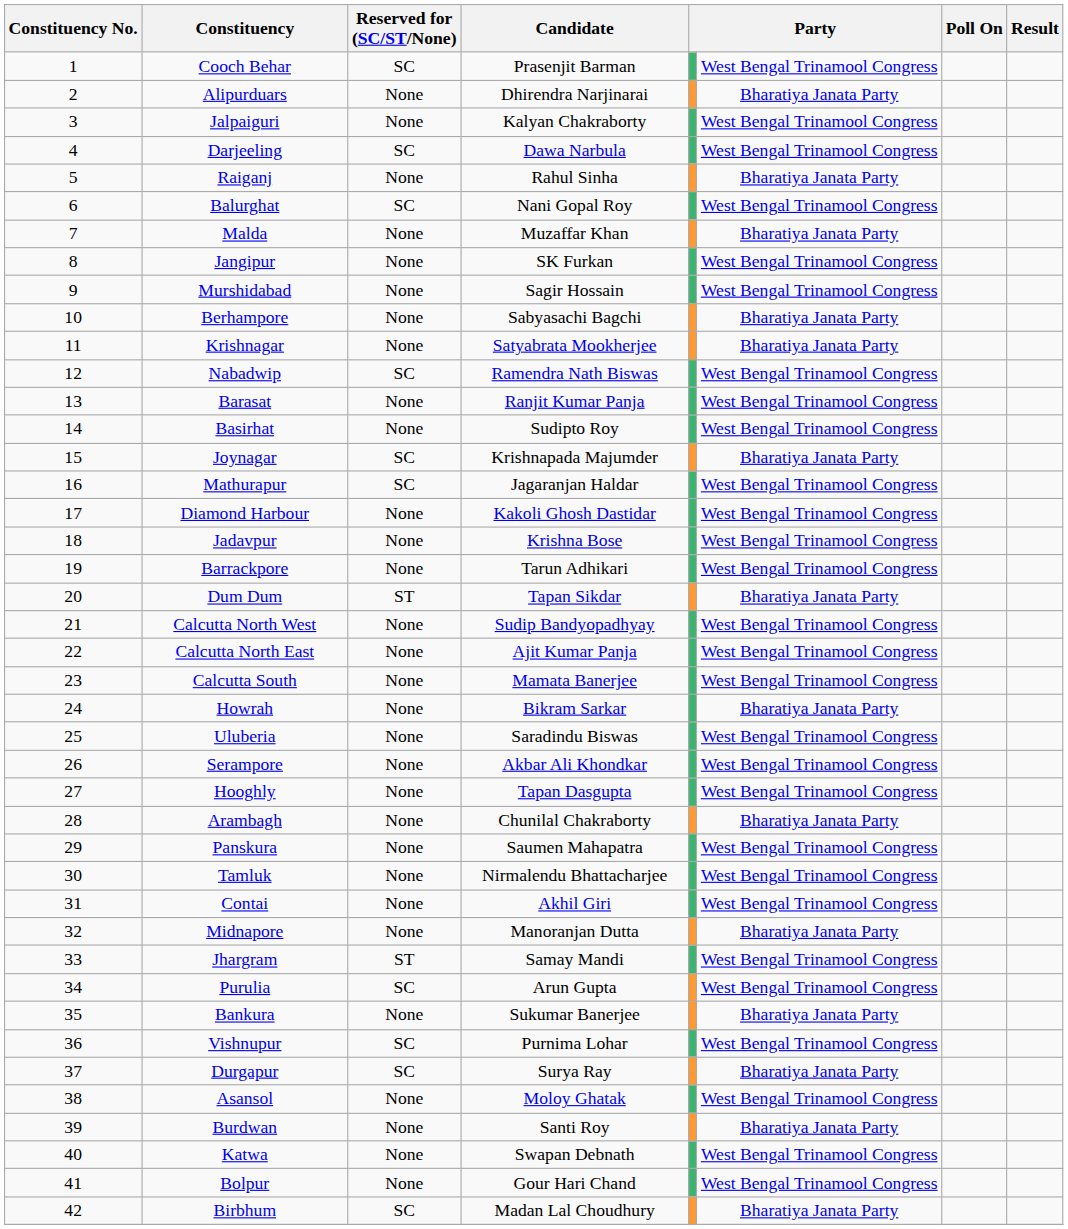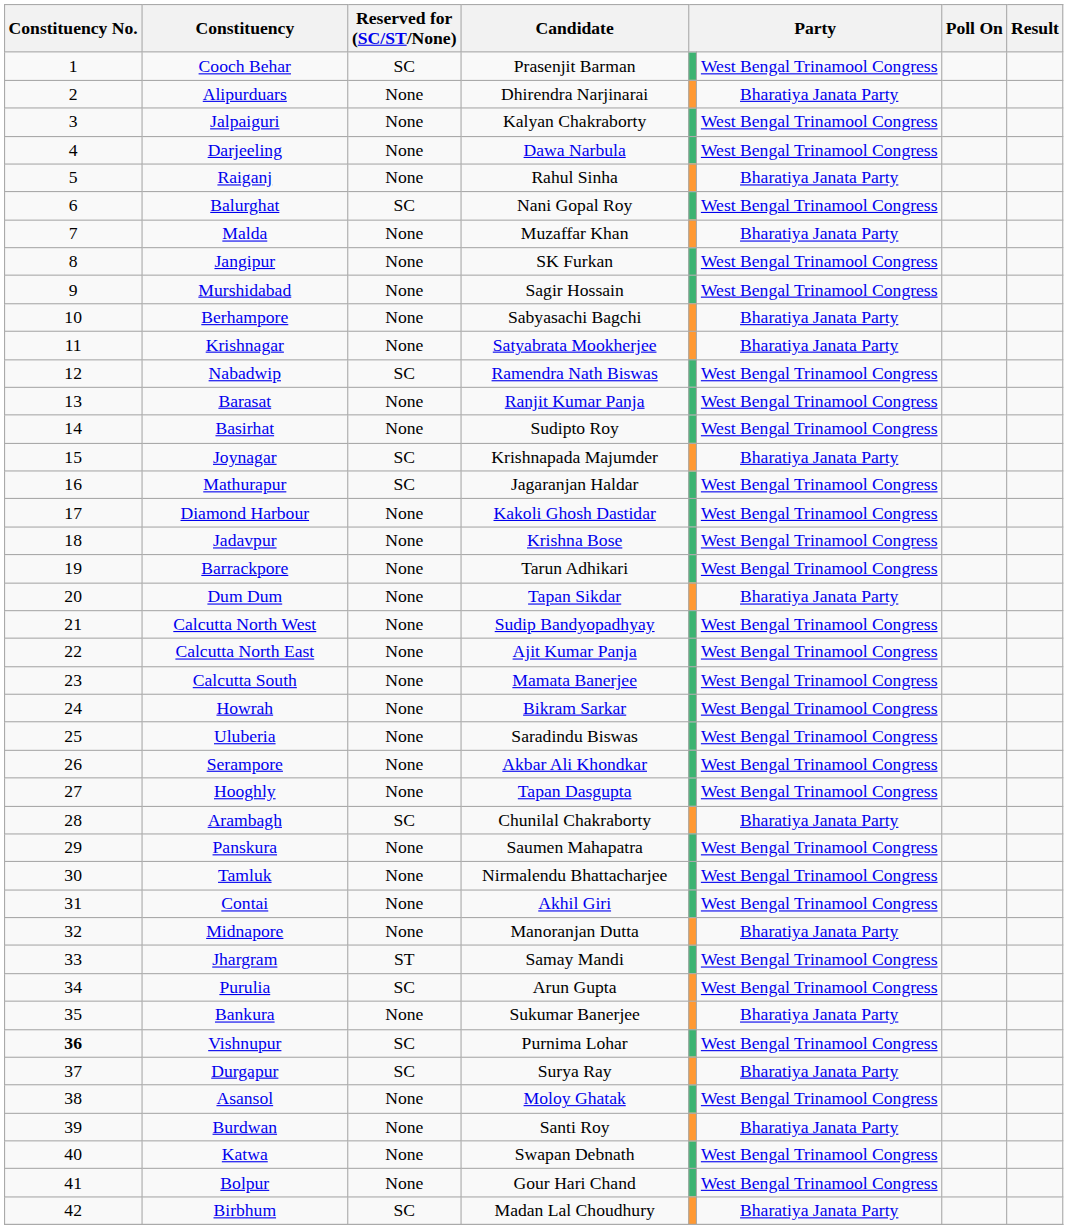(404, 149) SC -> (404, 149) None
(404, 596) ST -> (404, 596) None
(819, 708) Bharatiya Janata Party -> (819, 708) West Bengal Trinamool Congress
(404, 819) None -> (404, 819) SC
(73, 1043) normal -> (73, 1043) bold
